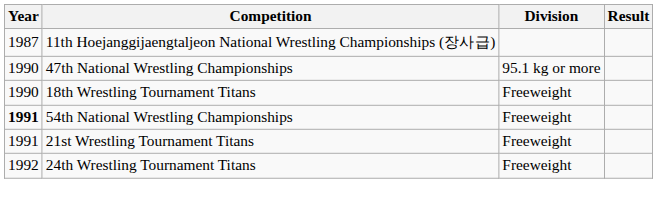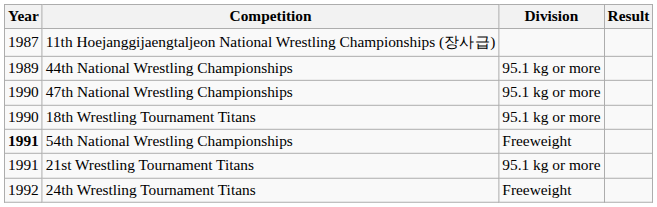+ row: (169, 68)
(537, 92) Freeweight -> (551, 116) 95.1 kg or more
(537, 141) Freeweight -> (551, 165) 95.1 kg or more
